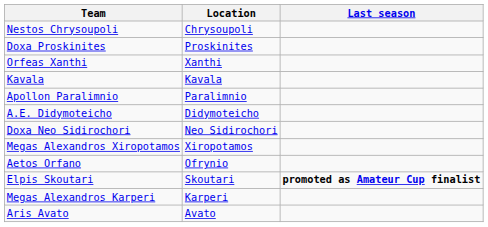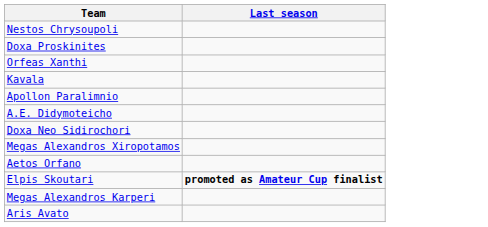- column: (231, 13)
